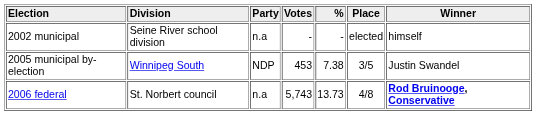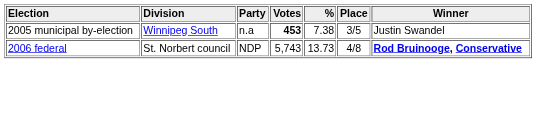- row: (43, 37)
(263, 66) NDP -> (246, 31) n.a
(303, 66) normal -> (292, 31) bold
(260, 95) n.a -> (250, 48) NDP
